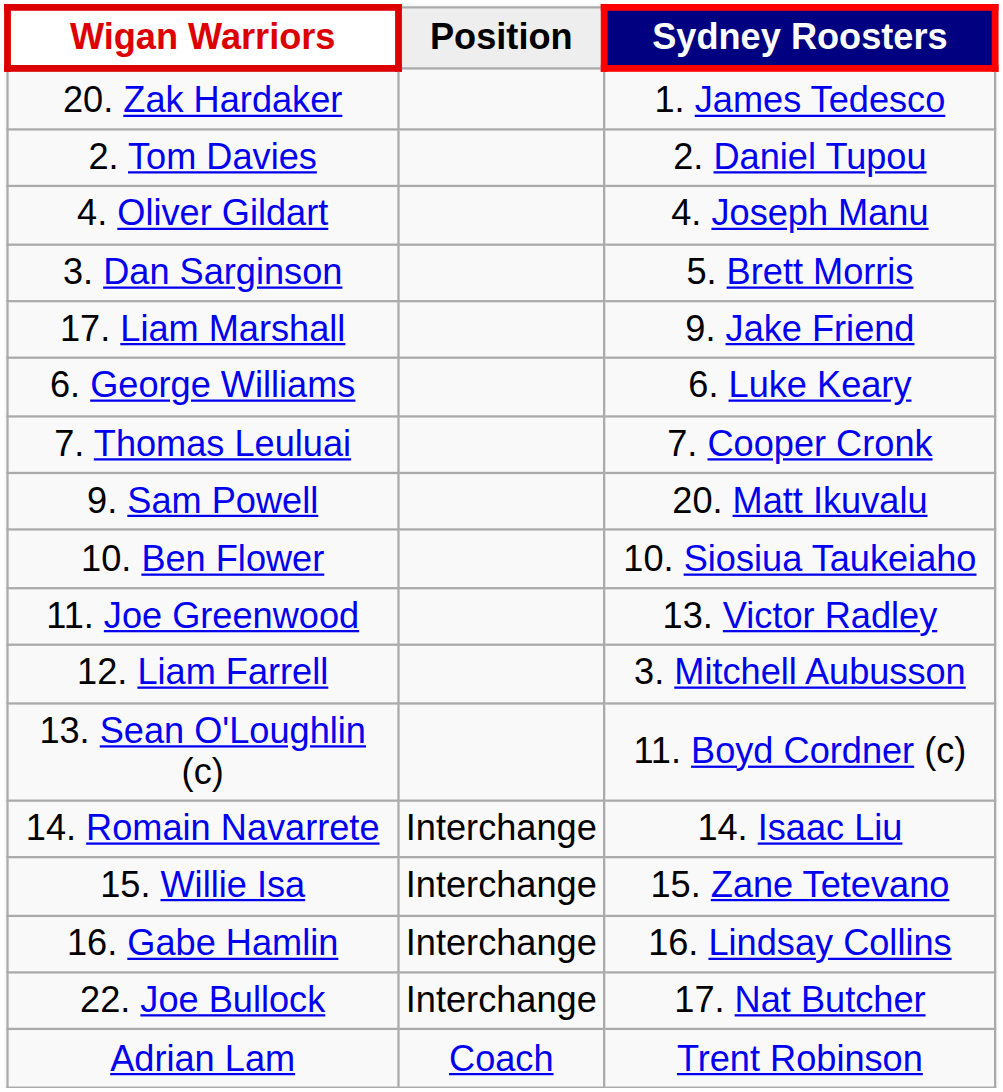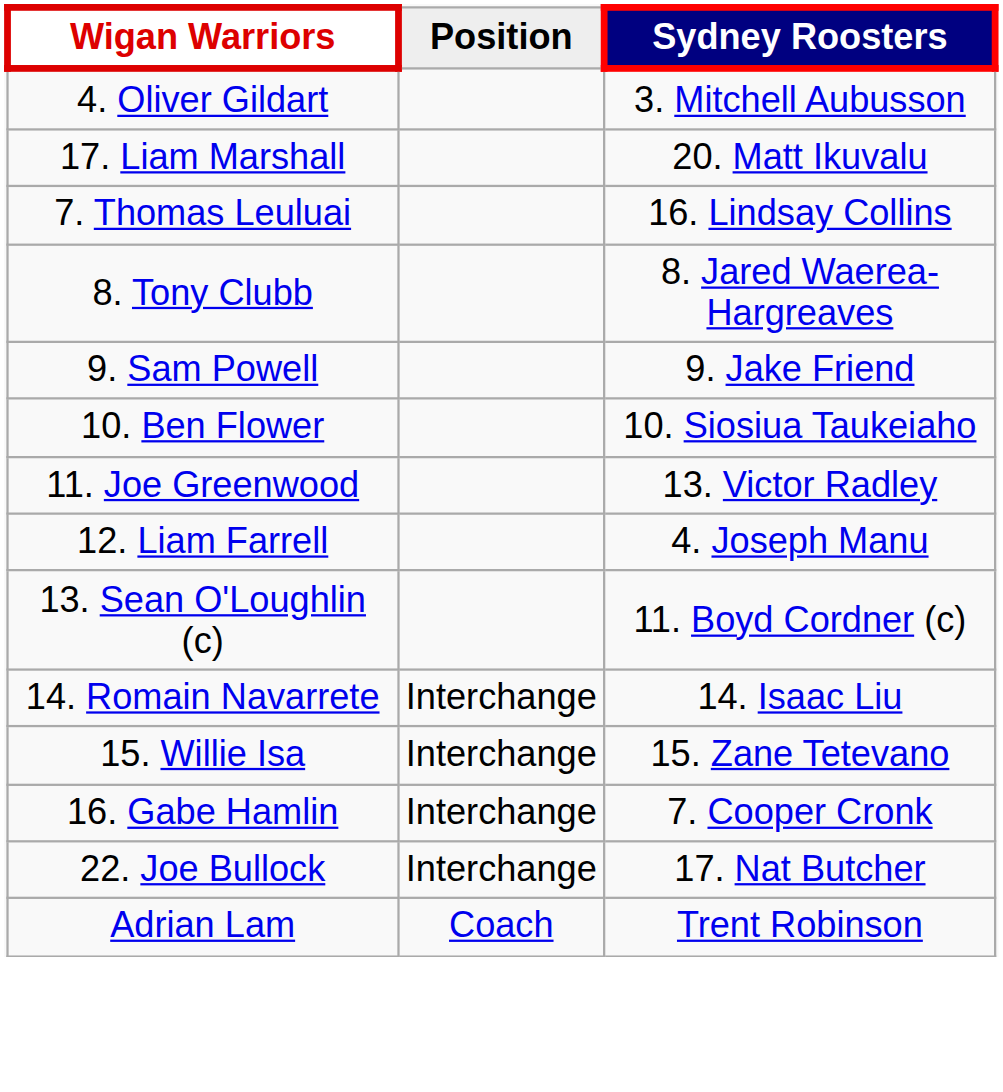- row: (203, 99)
- row: (203, 156)
(800, 214) 4. Joseph Manu -> (800, 99) 3. Mitchell Aubusson
- row: (203, 271)
(800, 328) 9. Jake Friend -> (800, 156) 20. Matt Ikuvalu
- row: (203, 386)
(800, 443) 7. Cooper Cronk -> (800, 214) 16. Lindsay Collins
+ row: (203, 291)
(800, 500) 20. Matt Ikuvalu -> (800, 369) 9. Jake Friend
(800, 673) 3. Mitchell Aubusson -> (800, 541) 4. Joseph Manu
(800, 943) 16. Lindsay Collins -> (800, 811) 7. Cooper Cronk
